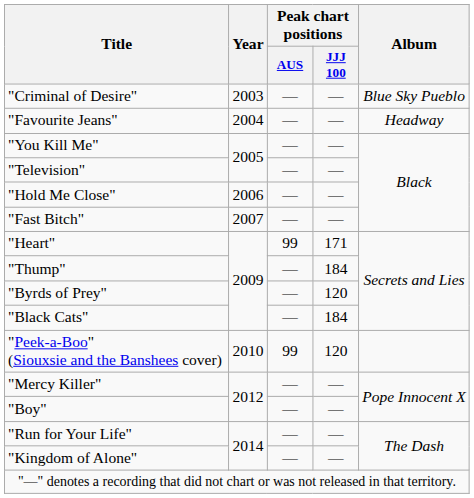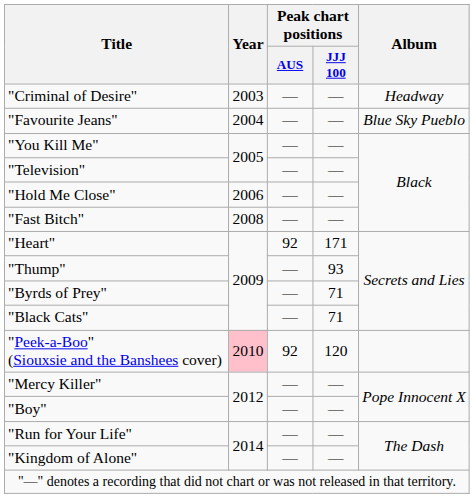(414, 96) Blue Sky Pueblo -> (414, 96) Headway
(414, 120) Headway -> (414, 120) Blue Sky Pueblo
(248, 219) 2007 -> (248, 219) 2008
(290, 243) 99 -> (290, 243) 92
(336, 268) 184 -> (336, 268) 93
(336, 293) 120 -> (336, 293) 71
(336, 317) 184 -> (336, 317) 71
(248, 351) no background -> (248, 351) pink background
(290, 351) 99 -> (290, 351) 92
